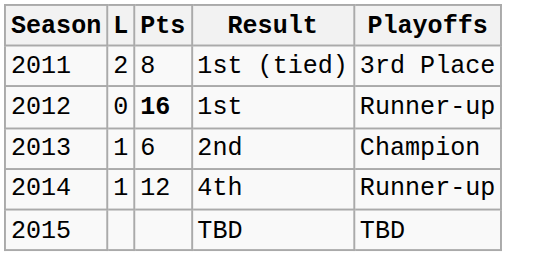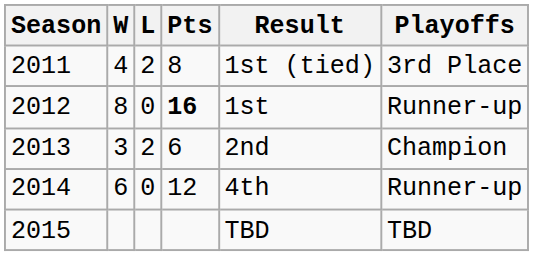+ column: (121, 25)
(121, 148) 1 -> (148, 148) 2
(121, 189) 1 -> (148, 189) 0
